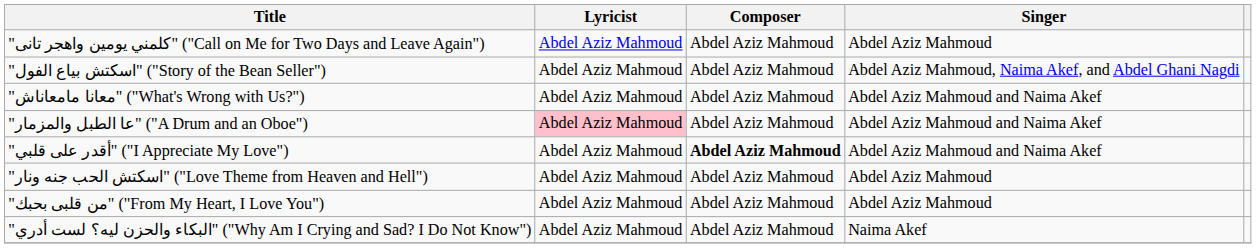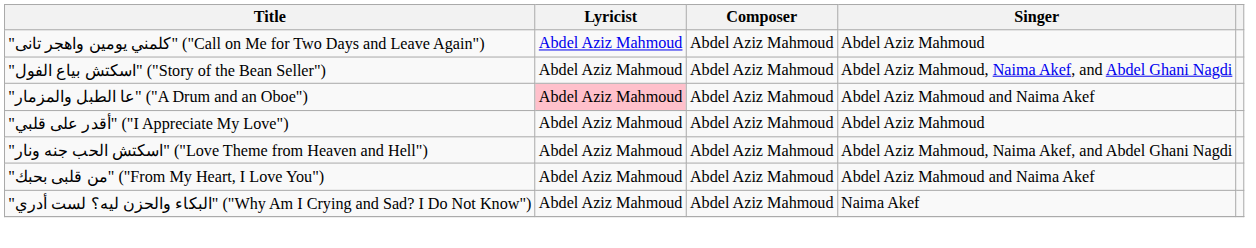- row: (156, 97)
(765, 150) bold -> (762, 123) normal
(975, 150) Abdel Aziz Mahmoud and Naima Akef -> (913, 123) Abdel Aziz Mahmoud
(920, 176) Abdel Aziz Mahmoud -> (1037, 150) Abdel Aziz Mahmoud, Naima Akef, and Abdel Ghani Nagdi
(920, 203) Abdel Aziz Mahmoud -> (968, 176) Abdel Aziz Mahmoud and Naima Akef
